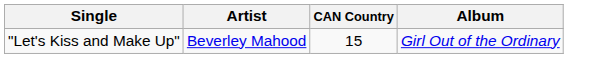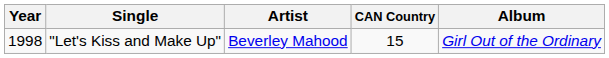+ column: (25, 16)
